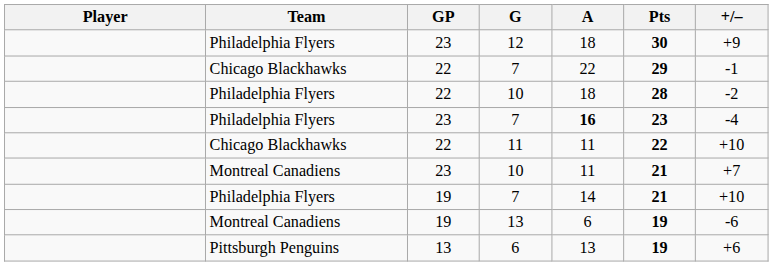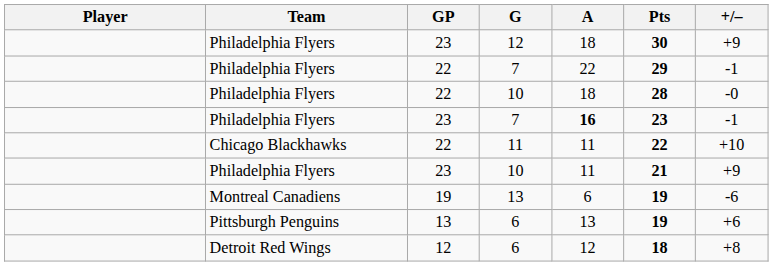(278, 68) Chicago Blackhawks -> (272, 68) Philadelphia Flyers
(732, 94) -2 -> (732, 94) -0
(732, 119) -4 -> (732, 119) -1
(275, 171) Montreal Canadiens -> (272, 171) Philadelphia Flyers
(732, 171) +7 -> (732, 171) +9
- row: (443, 196)
+ row: (443, 247)
